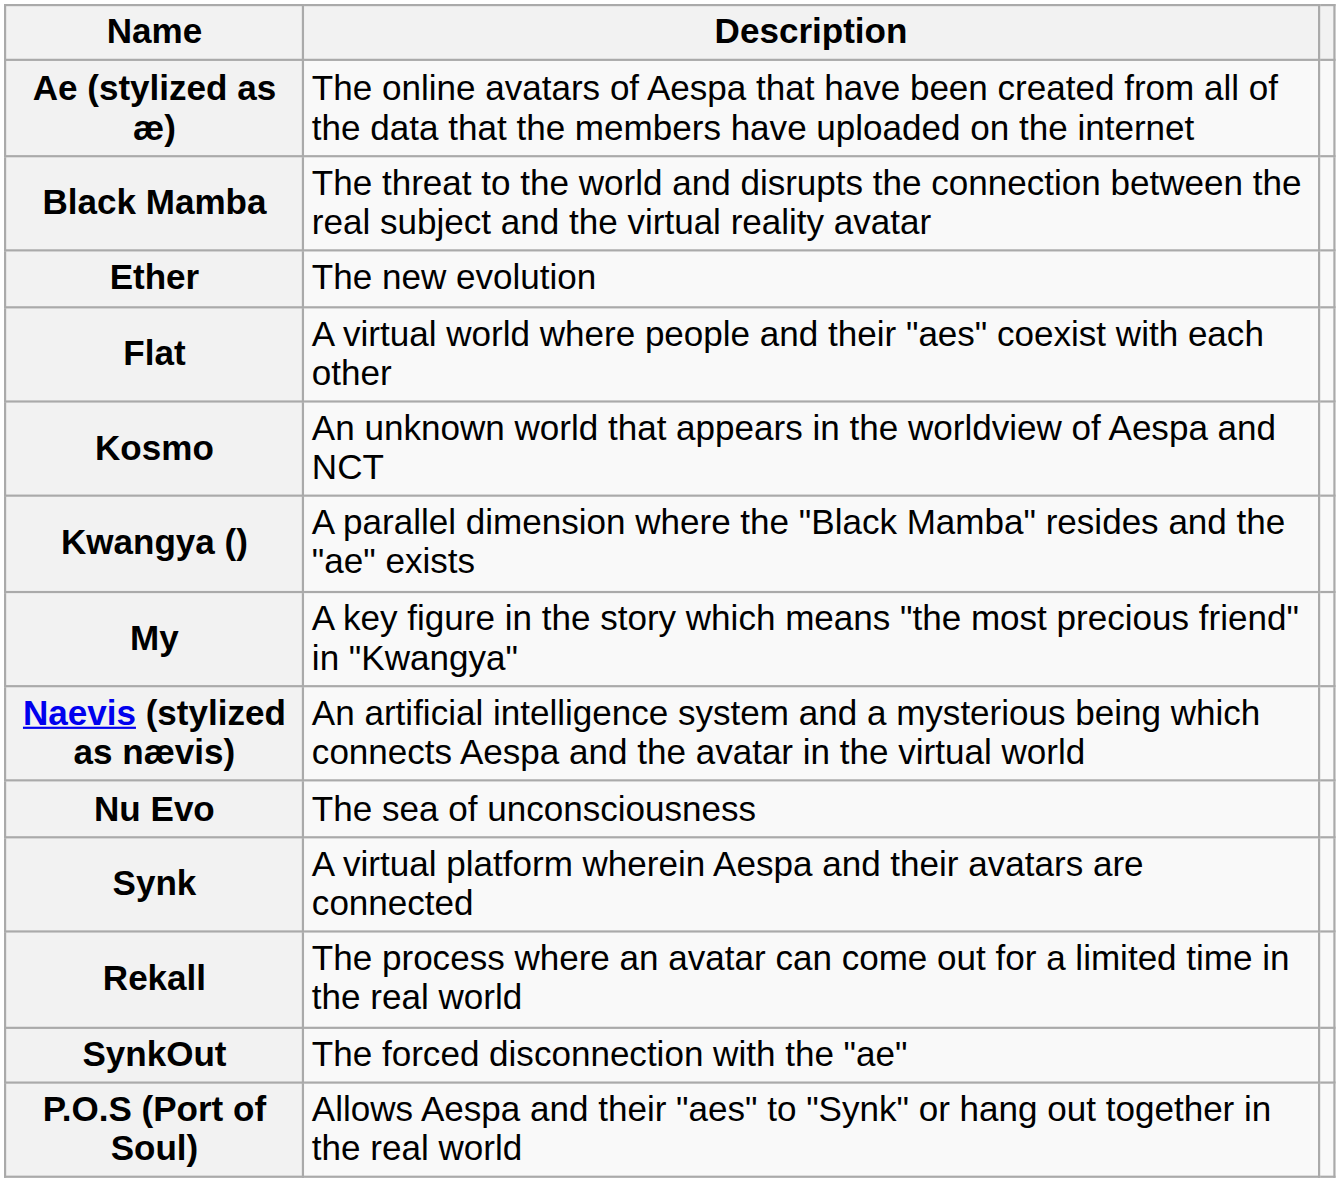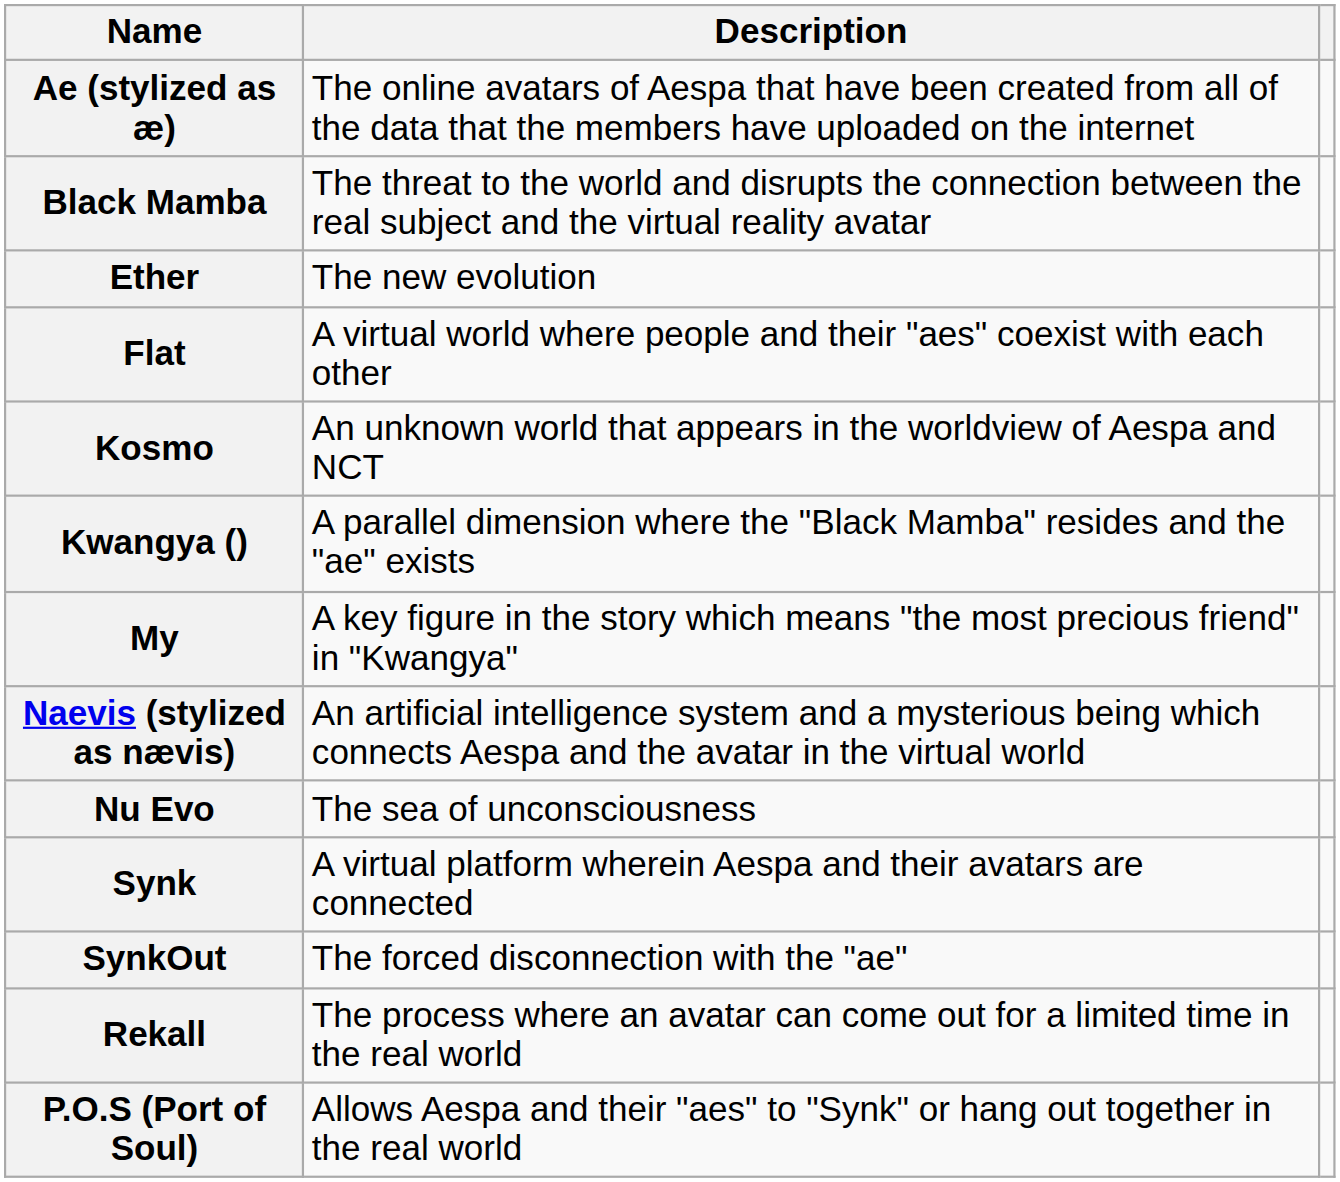rows swapped: (154, 1053) <-> (154, 978)
